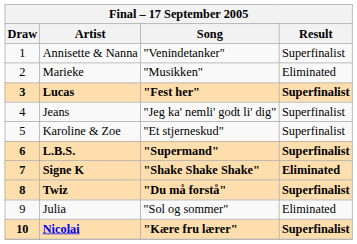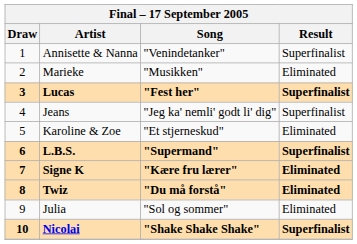(313, 131) Superfinalist -> (309, 131) Eliminated
(202, 170) "Shake Shake Shake" -> (190, 170) "Kære fru lærer"
(316, 190) Superfinalist -> (311, 190) Eliminated
(190, 229) "Kære fru lærer" -> (202, 229) "Shake Shake Shake"
